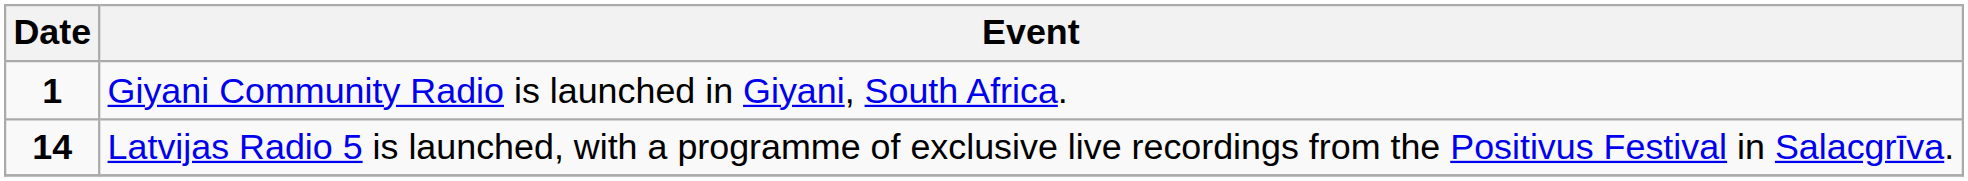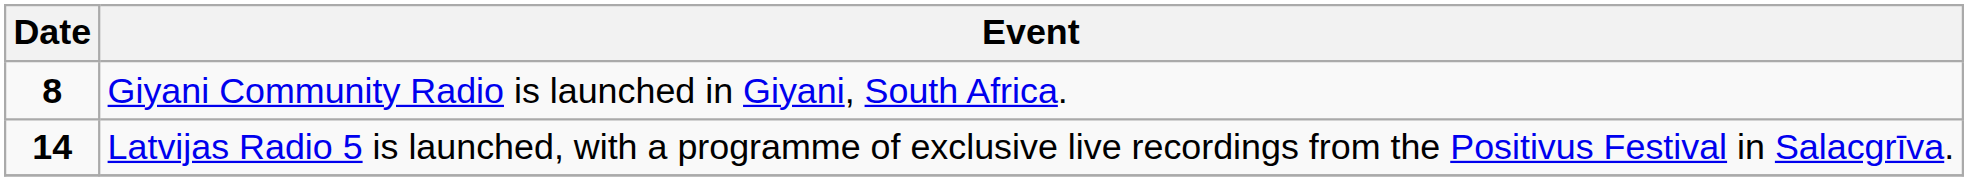(52, 89) 1 -> (52, 89) 8
